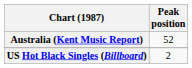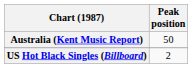(168, 39) 52 -> (168, 39) 50
